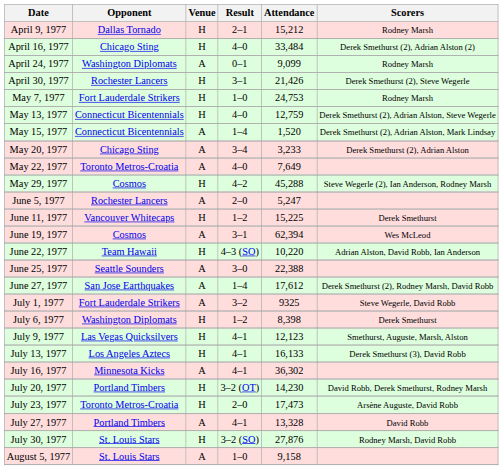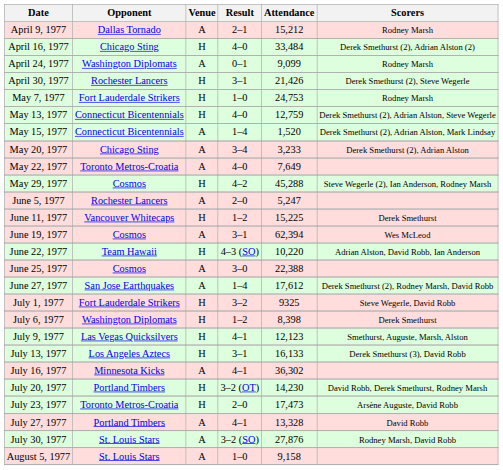(202, 30) H -> (202, 30) A
(129, 268) Seattle Sounders -> (129, 268) Cosmos
(202, 302) A -> (202, 302) H
(240, 354) 4–1 -> (240, 354) 3–1
(202, 439) H -> (202, 439) A
